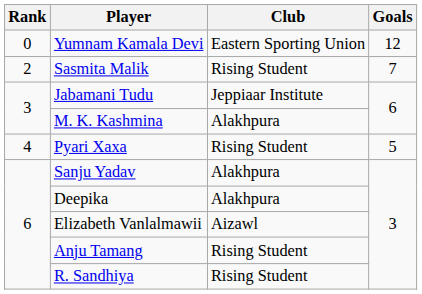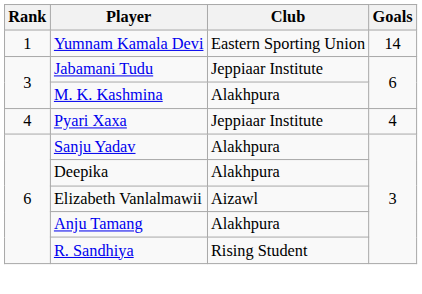(27, 43) 0 -> (27, 43) 1
(393, 43) 12 -> (393, 43) 14
- row: (101, 69)
(259, 146) Rising Student -> (267, 120) Jeppiaar Institute
(393, 146) 5 -> (393, 120) 4
(259, 250) Rising Student -> (245, 224) Alakhpura
